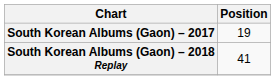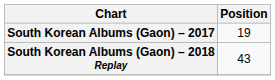(244, 58) 41 -> (244, 58) 43
